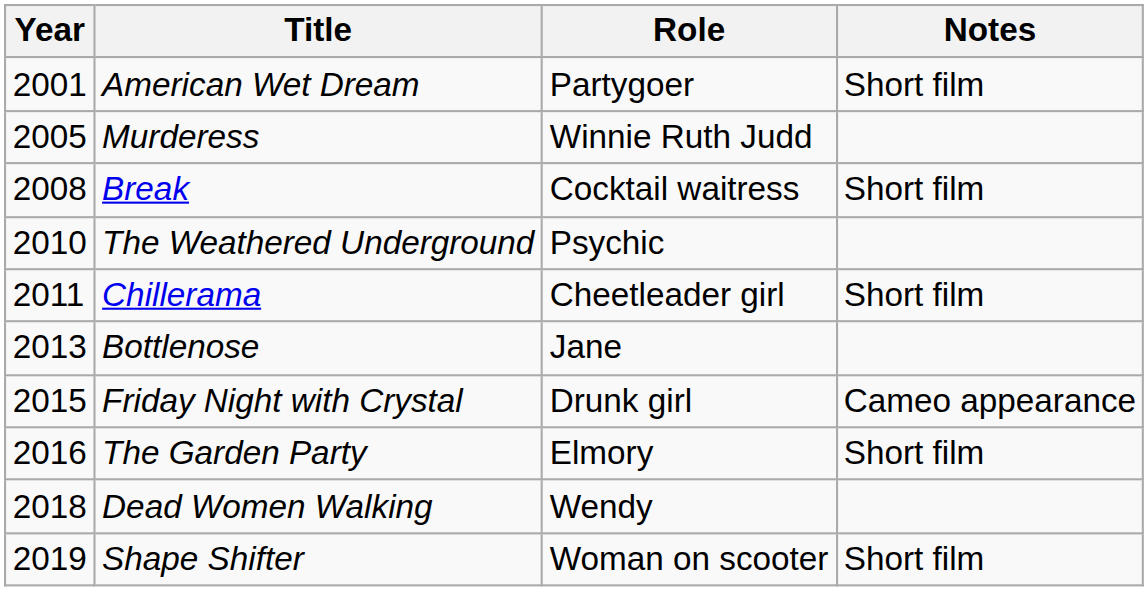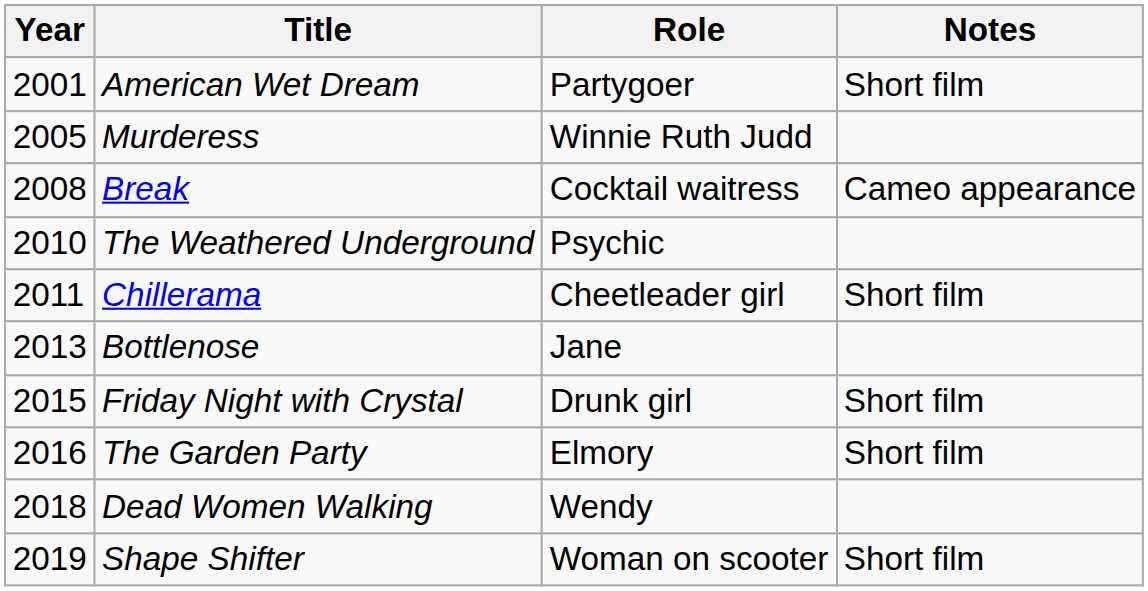(914, 189) Short film -> (990, 189) Cameo appearance
(990, 400) Cameo appearance -> (914, 400) Short film
